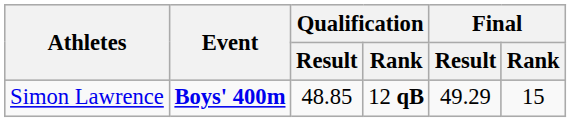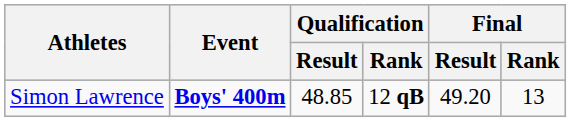(465, 98) 49.29 -> (465, 98) 49.20
(533, 98) 15 -> (533, 98) 13
